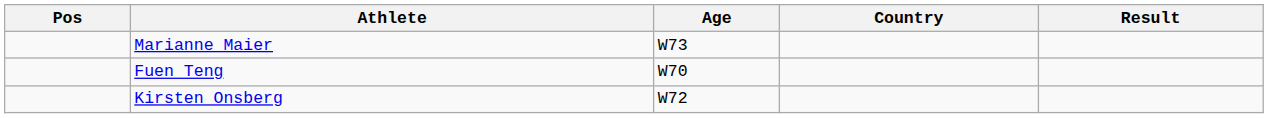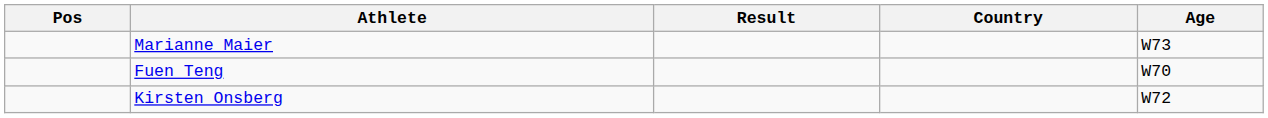columns swapped: (717, 18) <-> (1151, 18)
